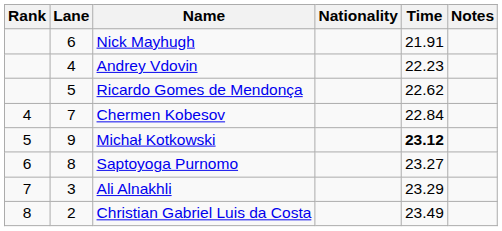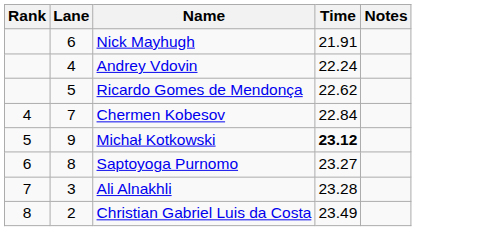- column: (358, 16)
(424, 66) 22.23 -> (338, 66) 22.24
(424, 189) 23.29 -> (338, 189) 23.28
